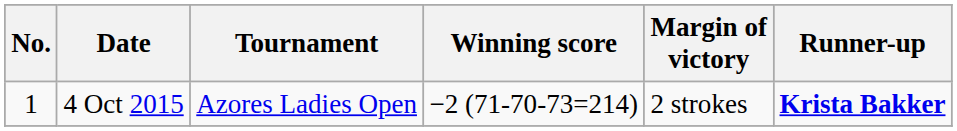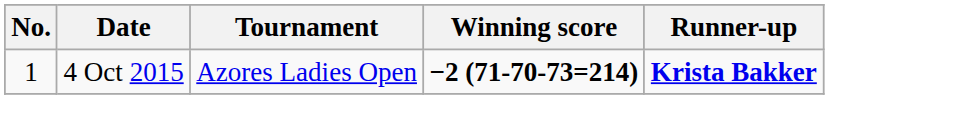- column: (709, 43)
(534, 103) normal -> (534, 71) bold
